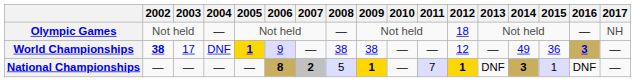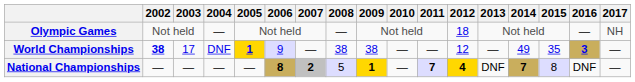(554, 49) 36 -> (554, 49) 35
(432, 67) normal -> (432, 67) bold
(462, 67) 1 -> (462, 67) 4
(523, 67) 3 -> (523, 67) 7
(554, 67) 1 -> (554, 67) 8
